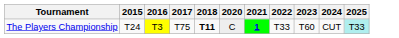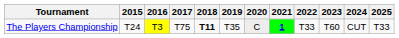+ column: (232, 12)
(357, 27) paleturquoise background -> (382, 27) no background
